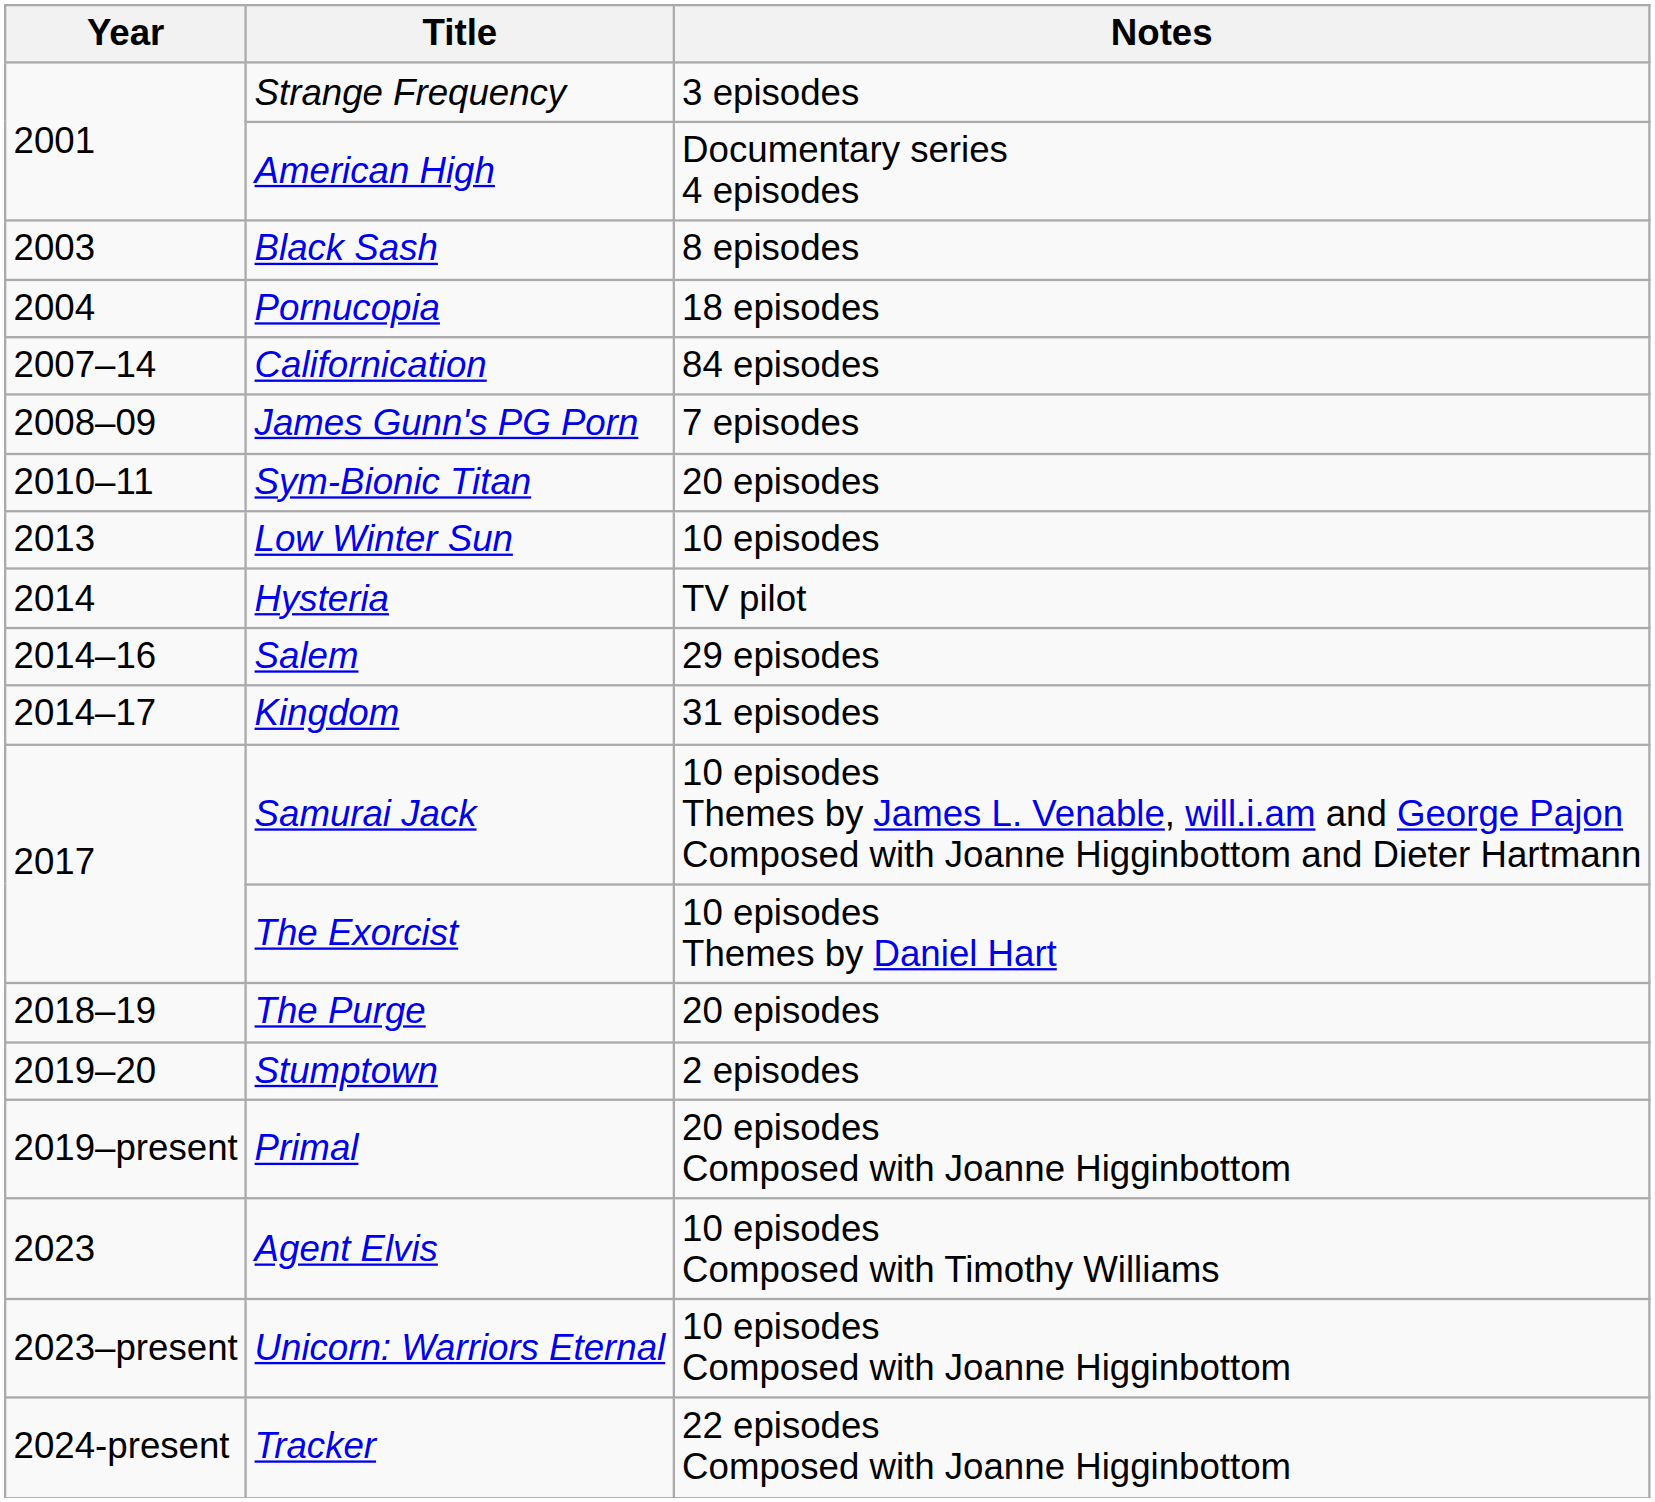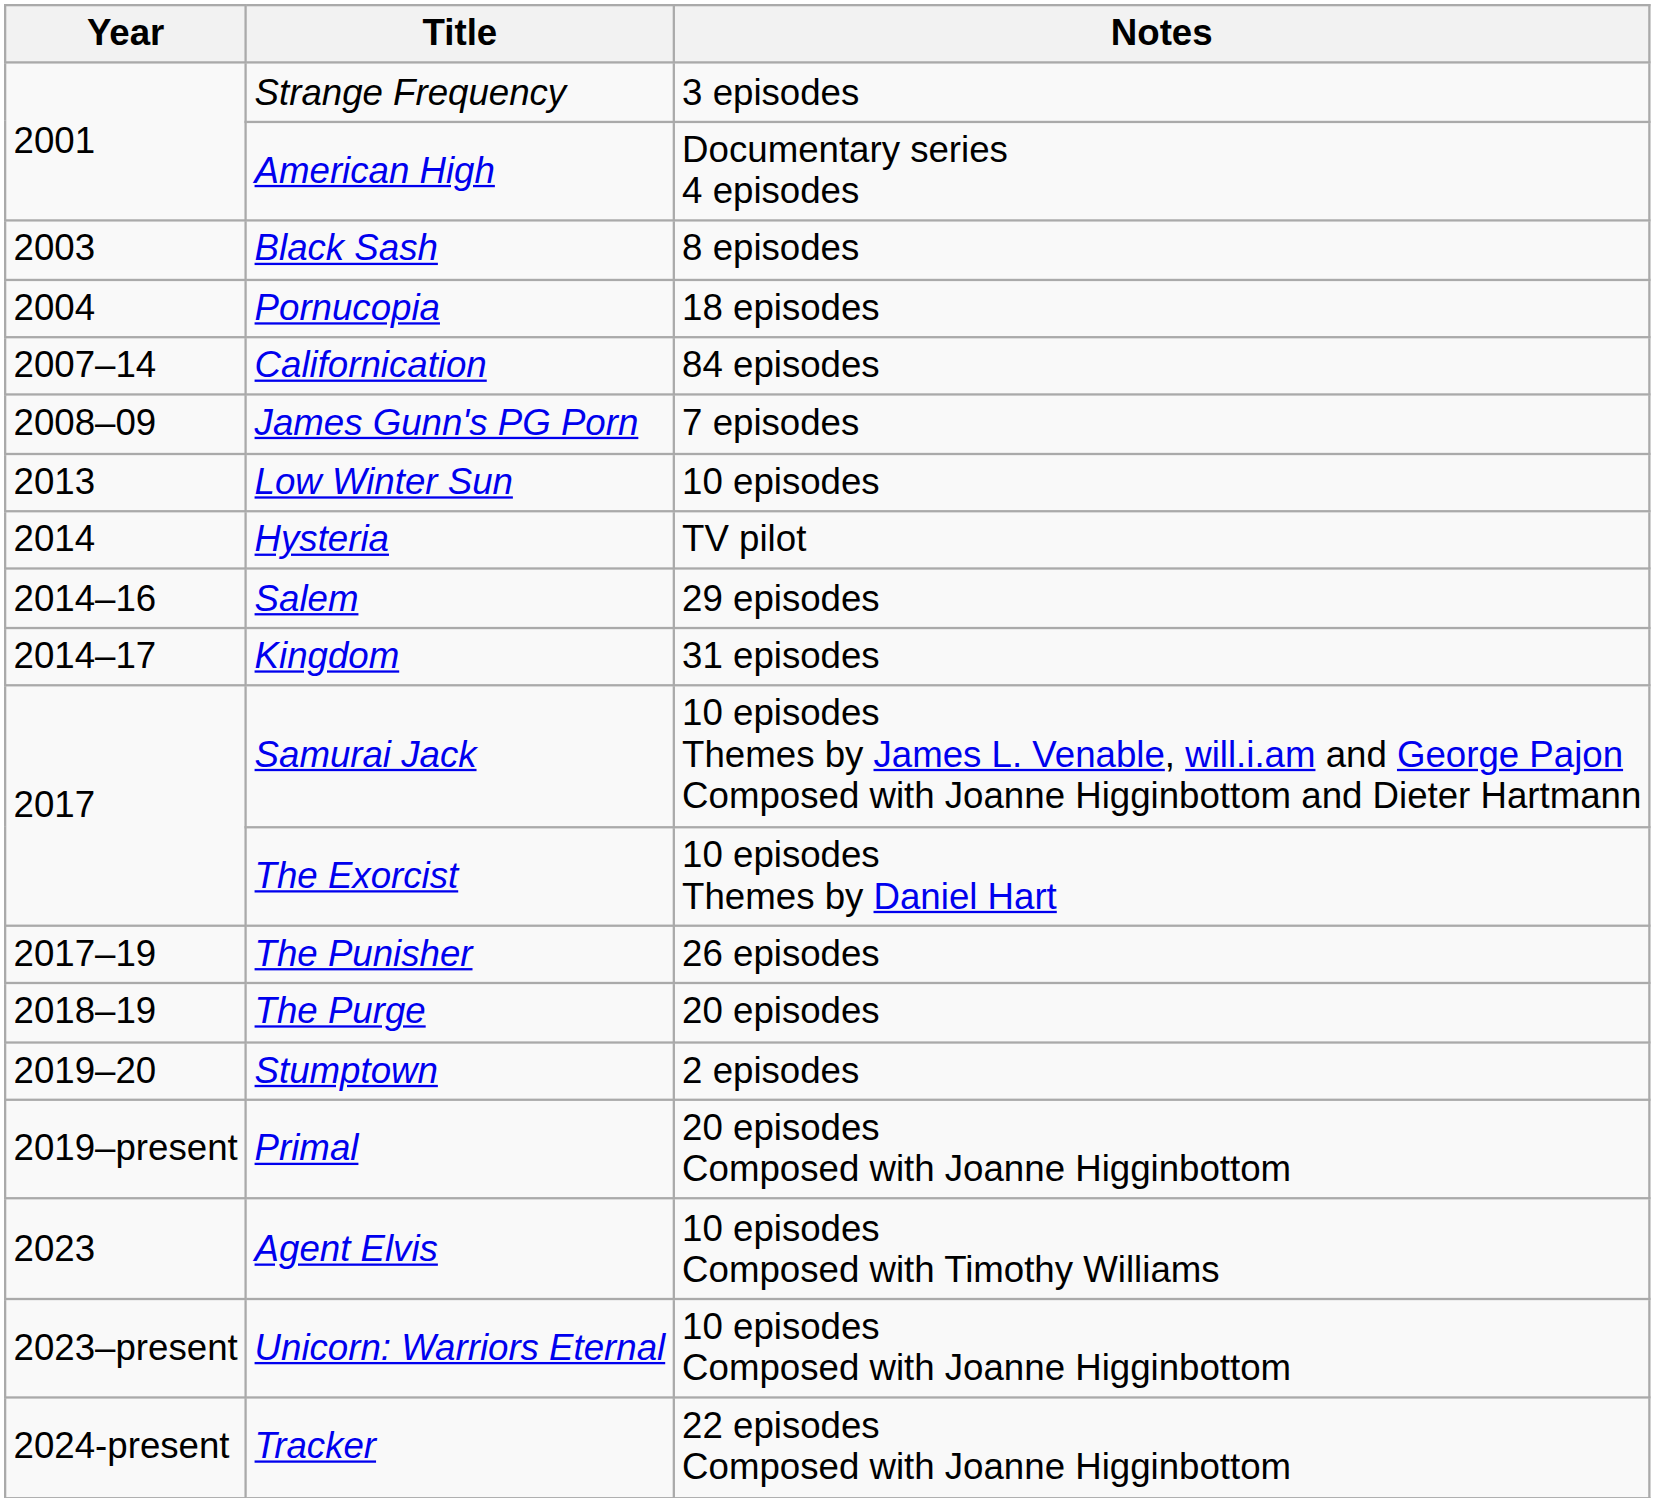- row: (393, 481)
+ row: (364, 953)
